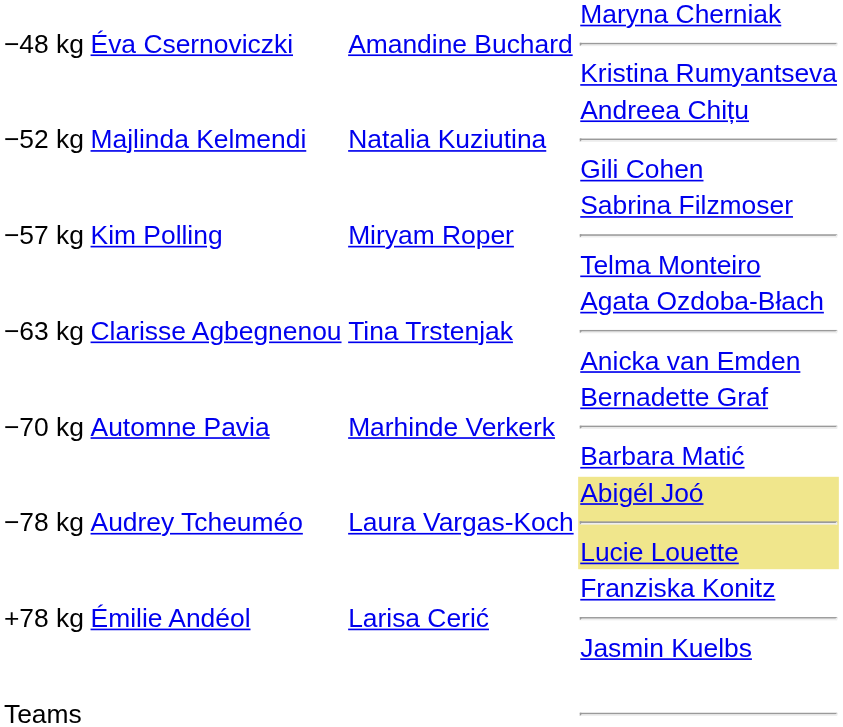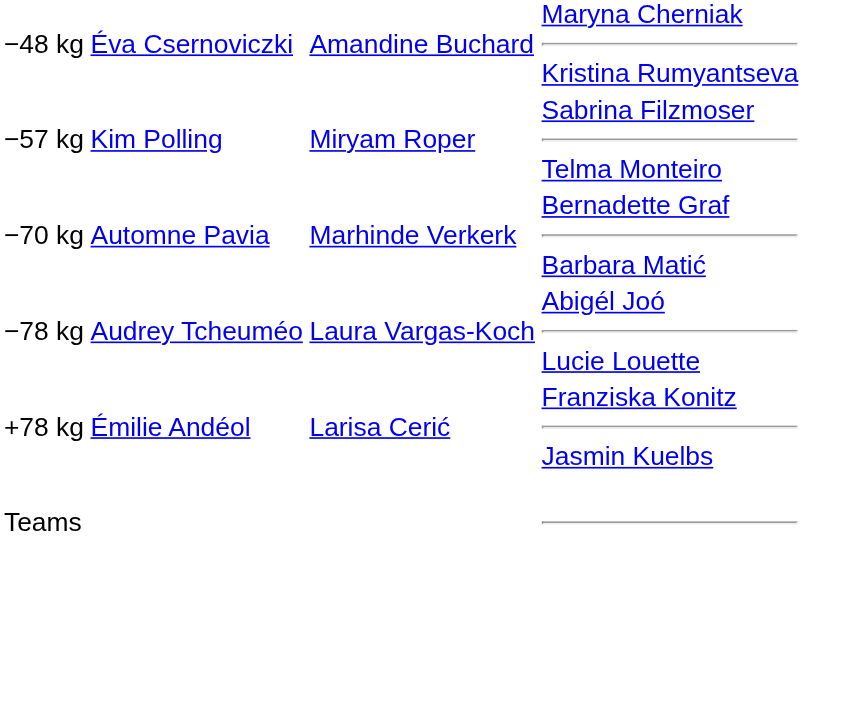- row: (44, 139)
- row: (44, 331)
(709, 522) khaki background -> (670, 331) no background
